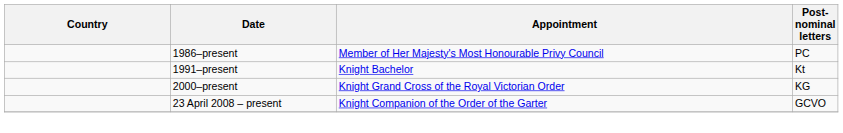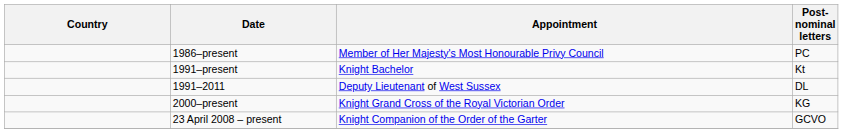+ row: (199, 86)
